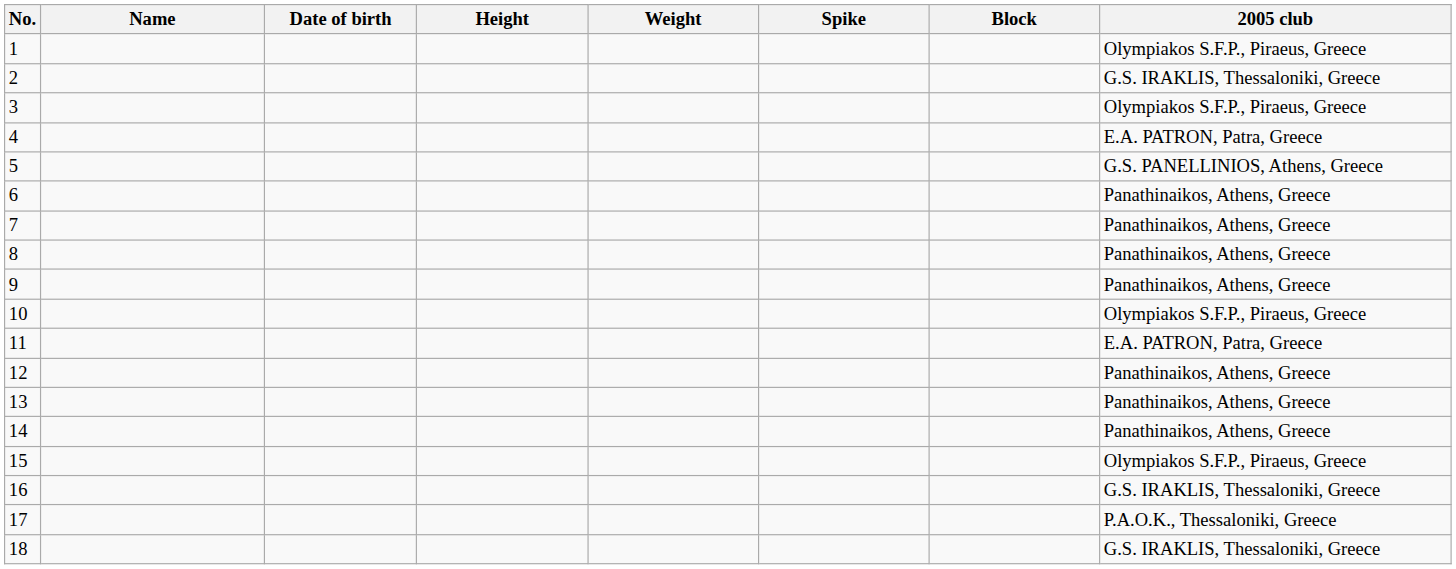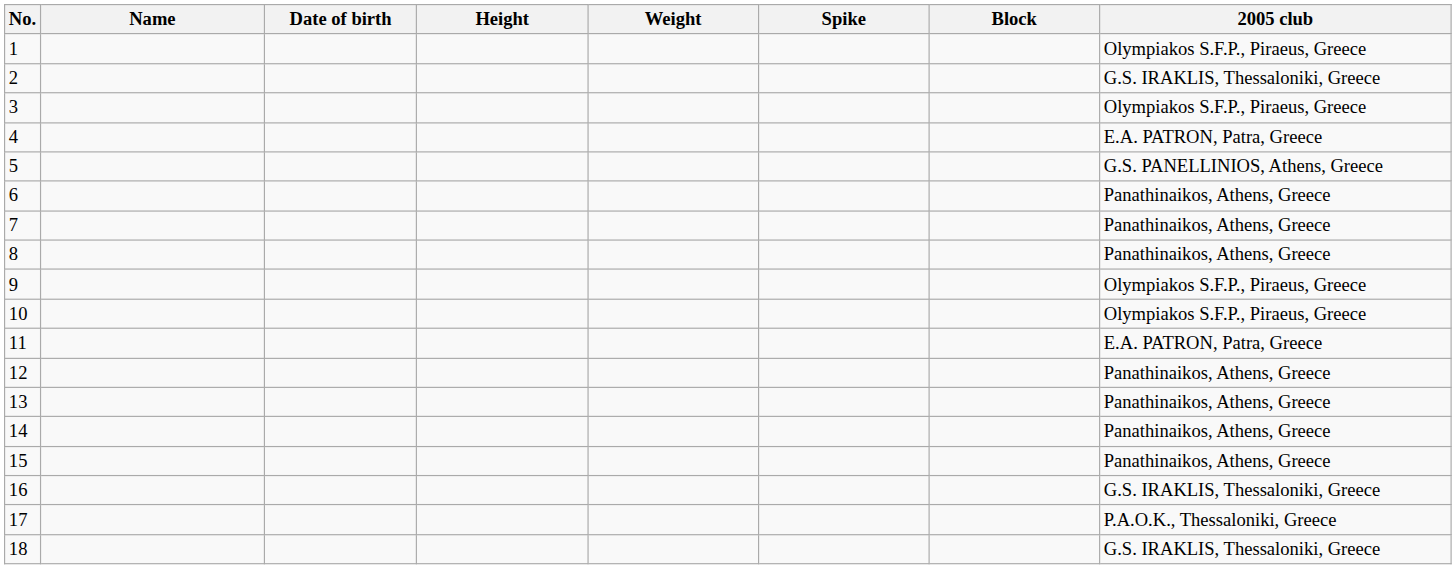(1217, 284) Panathinaikos, Athens, Greece -> (1235, 284) Olympiakos S.F.P., Piraeus, Greece
(1235, 460) Olympiakos S.F.P., Piraeus, Greece -> (1217, 460) Panathinaikos, Athens, Greece
